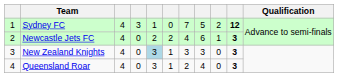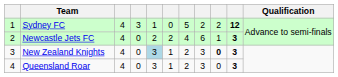(187, 25) 7 -> (187, 25) 5
(203, 25) 5 -> (203, 25) 2
(187, 52) 3 -> (187, 52) 2
(219, 52) normal -> (219, 52) bold
(203, 66) 4 -> (203, 66) 3
